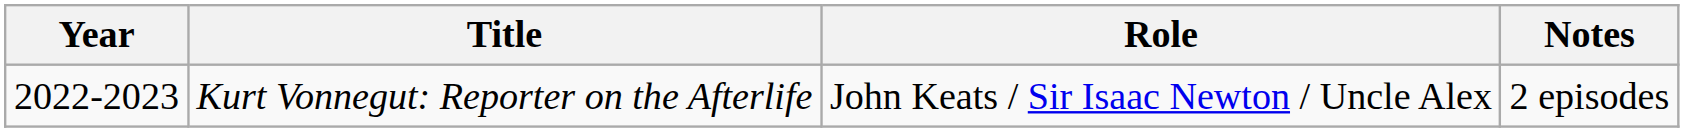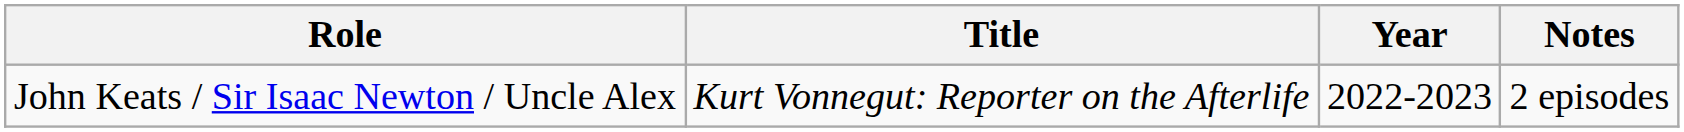columns swapped: (96, 34) <-> (1161, 34)
